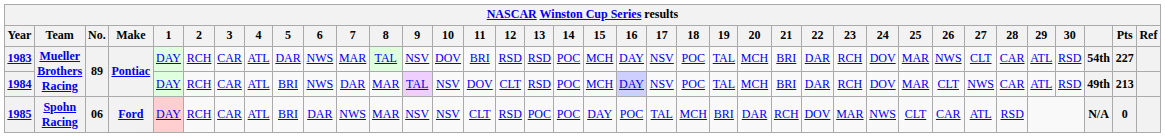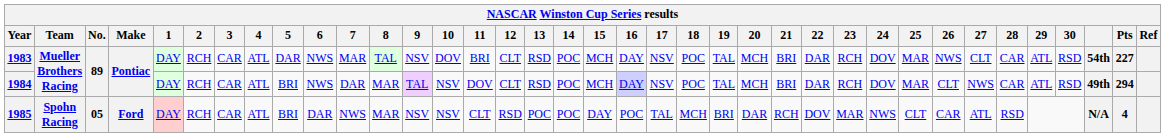(510, 58) RSD -> (510, 58) CLT
(1125, 84) 213 -> (1125, 84) 294
(97, 114) 06 -> (97, 114) 05
(1125, 114) 0 -> (1125, 114) 4
